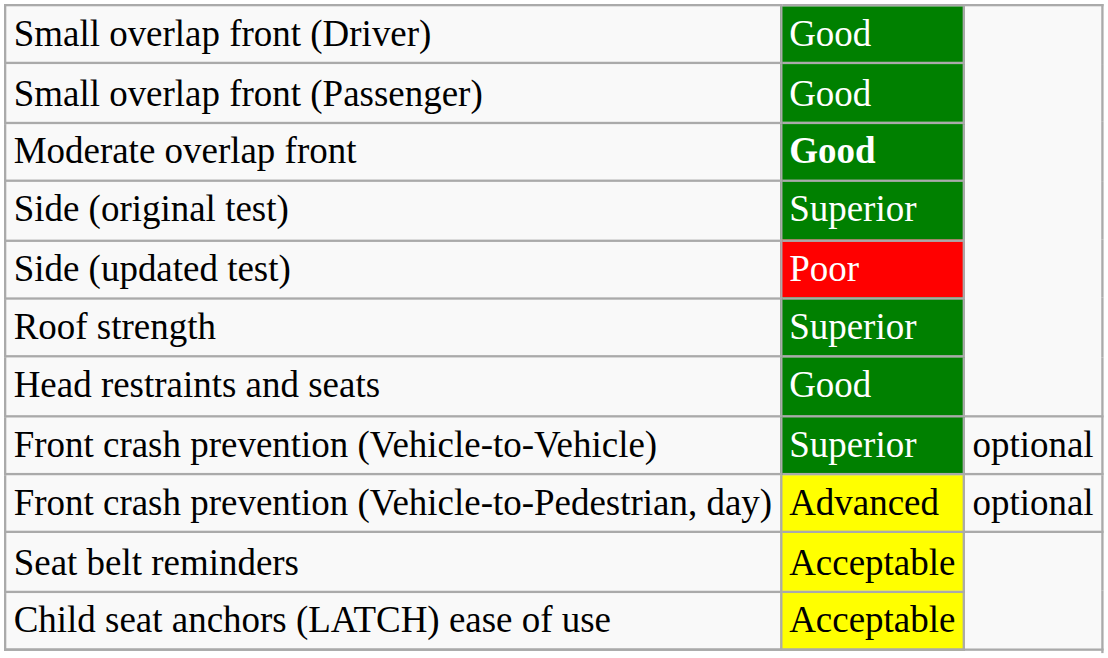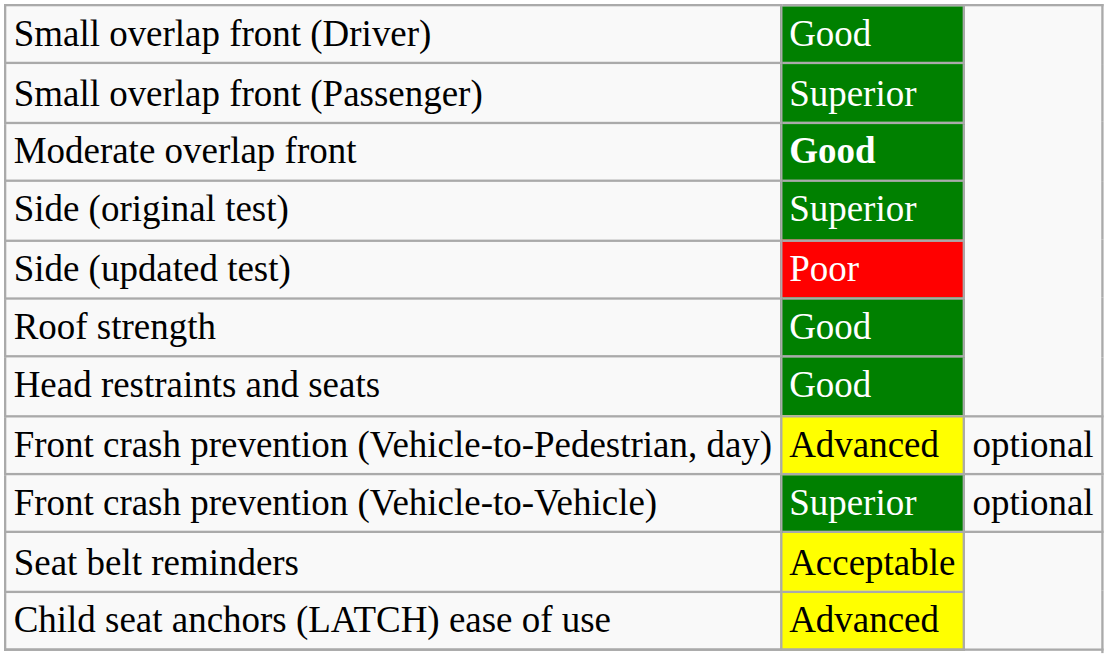(830, 92) Good -> (853, 92) Superior
(853, 326) Superior -> (830, 326) Good
rows swapped: (335, 444) <-> (393, 502)
(872, 619) Acceptable -> (864, 619) Advanced
